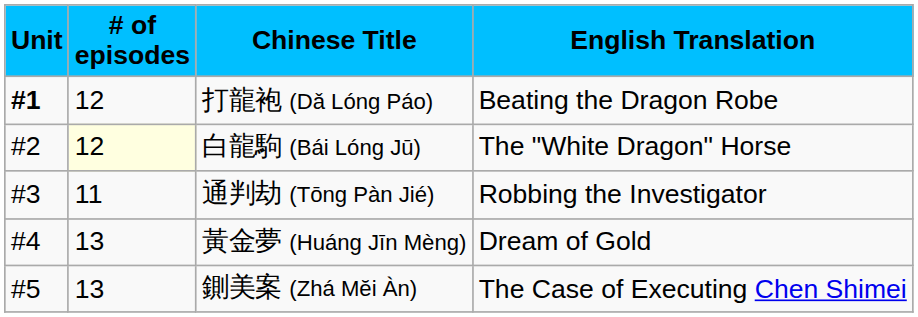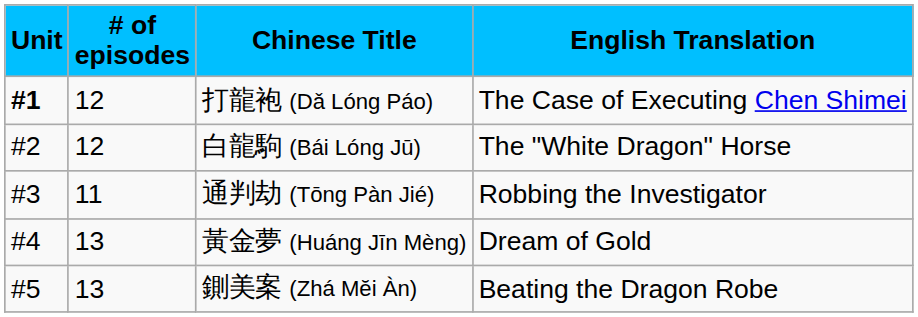(629, 100) Beating the Dragon Robe -> (693, 100) The Case of Executing Chen Shimei
(90, 147) lightyellow background -> (90, 147) no background
(693, 288) The Case of Executing Chen Shimei -> (629, 288) Beating the Dragon Robe
